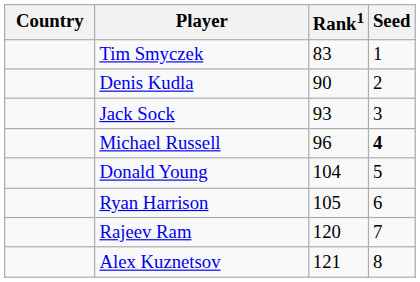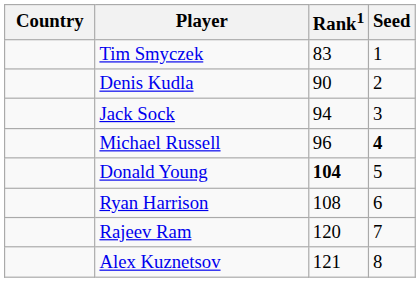(322, 113) 93 -> (322, 113) 94
(327, 172) normal -> (327, 172) bold
(327, 202) 105 -> (327, 202) 108
